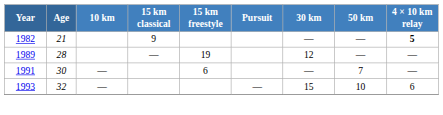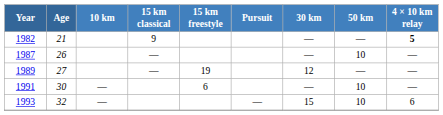+ row: (25, 55)
(61, 55) 28 -> (61, 71) 27
(361, 71) 7 -> (361, 87) 10
